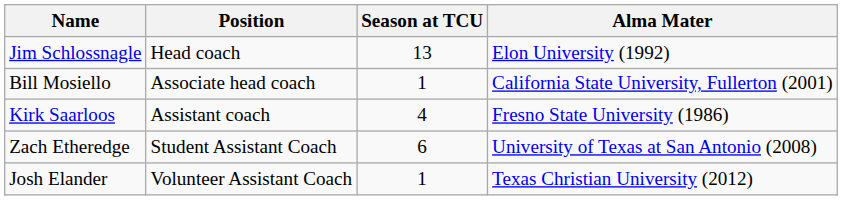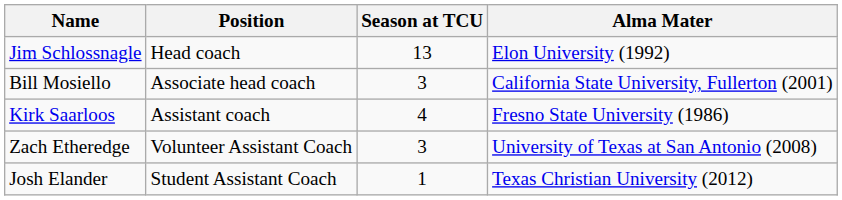(422, 83) 1 -> (422, 83) 3
(244, 147) Student Assistant Coach -> (251, 147) Volunteer Assistant Coach
(422, 147) 6 -> (422, 147) 3
(251, 178) Volunteer Assistant Coach -> (244, 178) Student Assistant Coach
